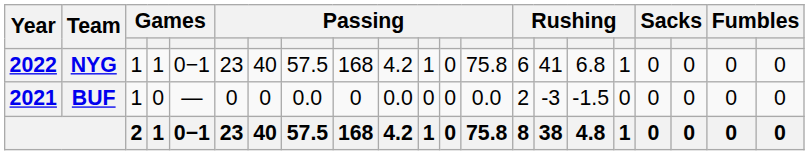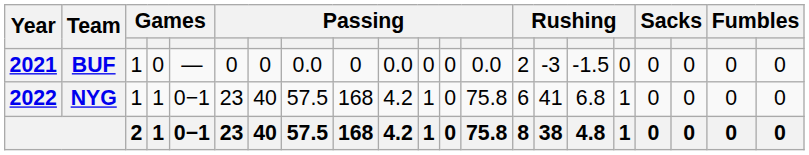rows swapped: (94, 98) <-> (94, 64)
